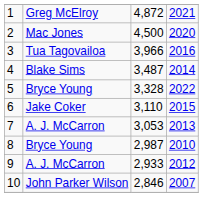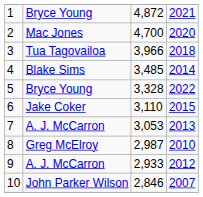(62, 13) Greg McElroy -> (59, 13) Bryce Young
(149, 32) 4,500 -> (149, 32) 4,700
(182, 51) 2016 -> (182, 51) 2018
(149, 70) 3,487 -> (149, 70) 3,485
(59, 145) Bryce Young -> (62, 145) Greg McElroy
